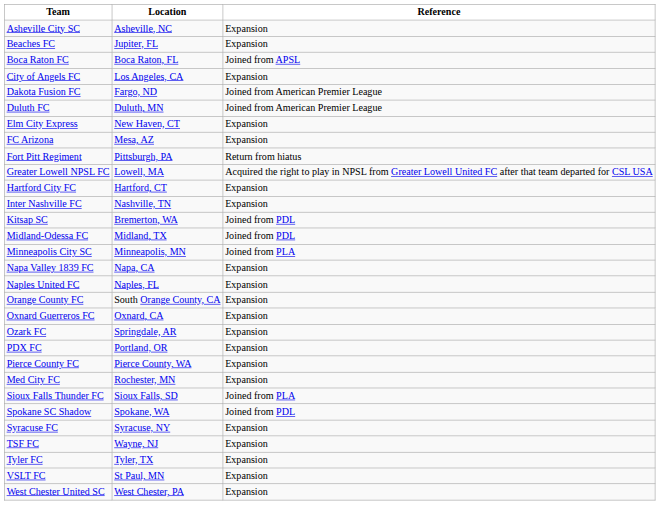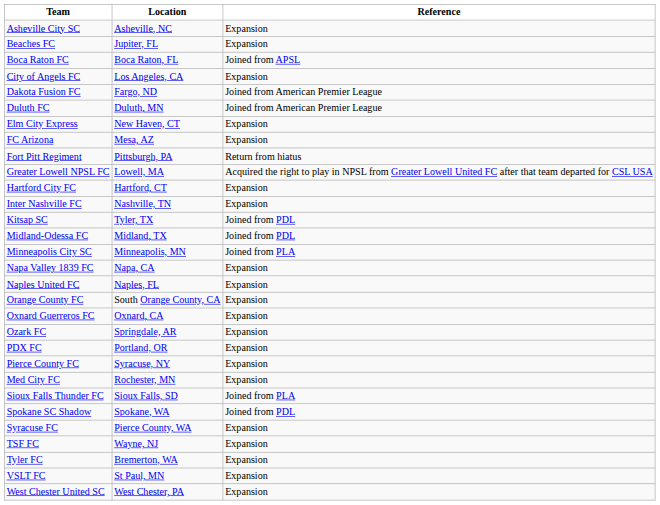(146, 220) Bremerton, WA -> (134, 220) Tyler, TX
(153, 364) Pierce County, WA -> (142, 364) Syracuse, NY
(142, 428) Syracuse, NY -> (153, 428) Pierce County, WA
(134, 460) Tyler, TX -> (146, 460) Bremerton, WA
